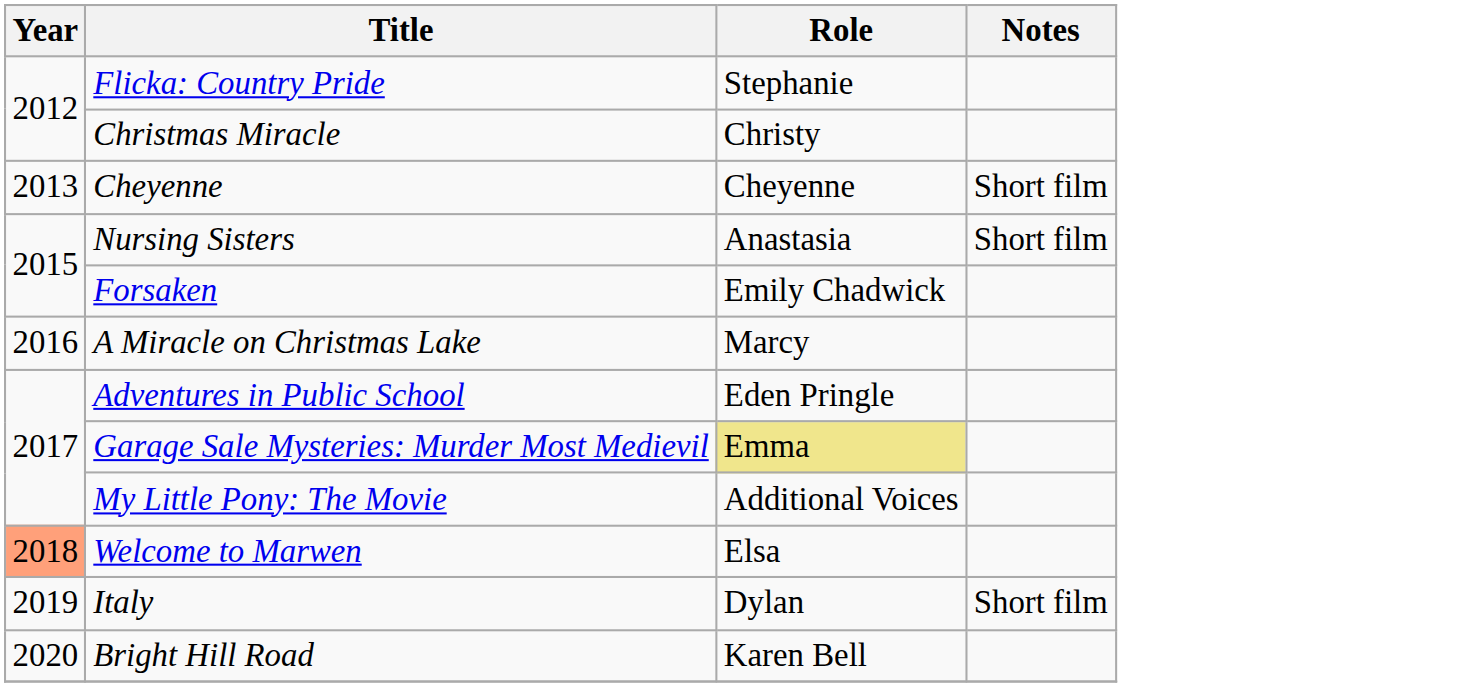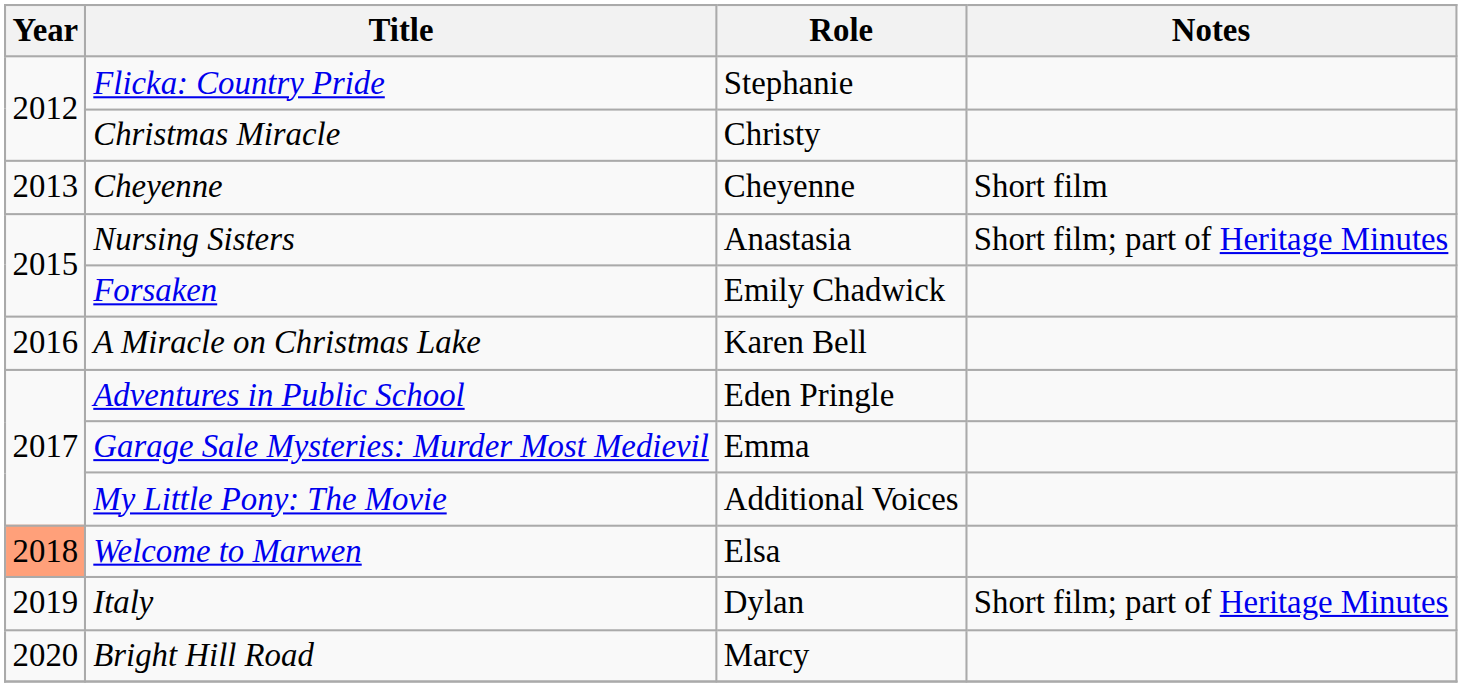(1041, 238) Short film -> (1211, 238) Short film; part of Heritage Minutes
(767, 342) Marcy -> (795, 342) Karen Bell
(767, 446) khaki background -> (767, 446) no background
(1041, 602) Short film -> (1211, 602) Short film; part of Heritage Minutes
(795, 654) Karen Bell -> (767, 654) Marcy
